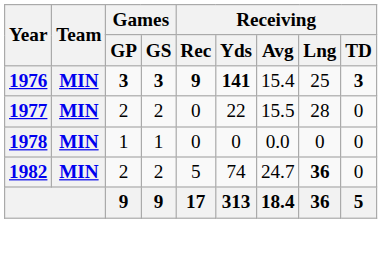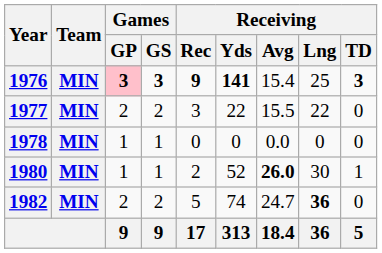(124, 80) no background -> (124, 80) pink background
(196, 111) 0 -> (196, 111) 3
(320, 111) 28 -> (320, 111) 22
+ row: (28, 171)
